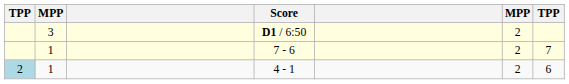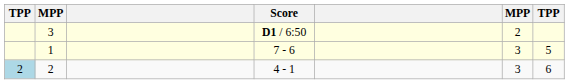(518, 50) 2 -> (518, 50) 3
(549, 50) 7 -> (549, 50) 5
(51, 69) 1 -> (51, 69) 2
(518, 69) 2 -> (518, 69) 3
